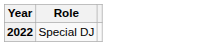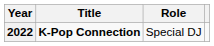+ column: (89, 13)
